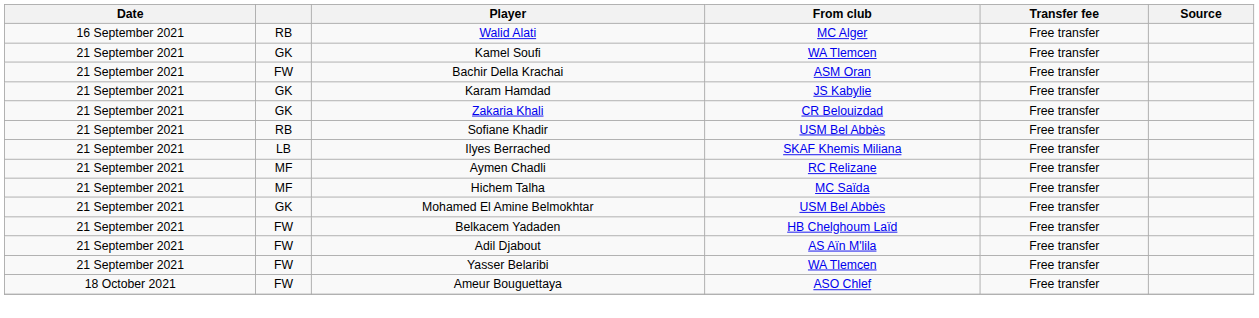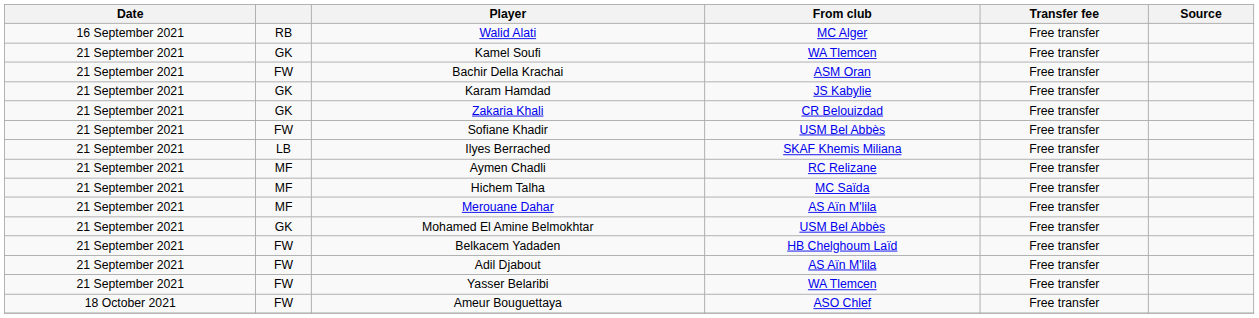(284, 129) RB -> (284, 129) FW
+ row: (508, 207)
